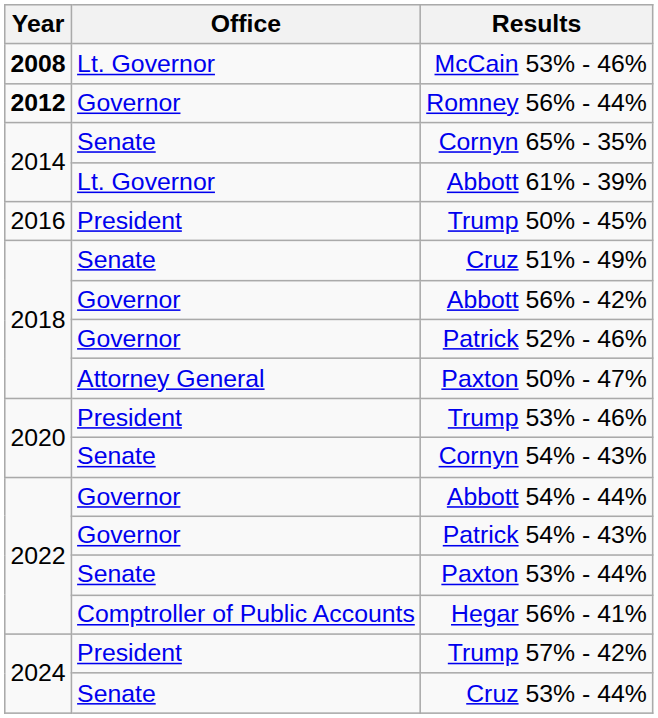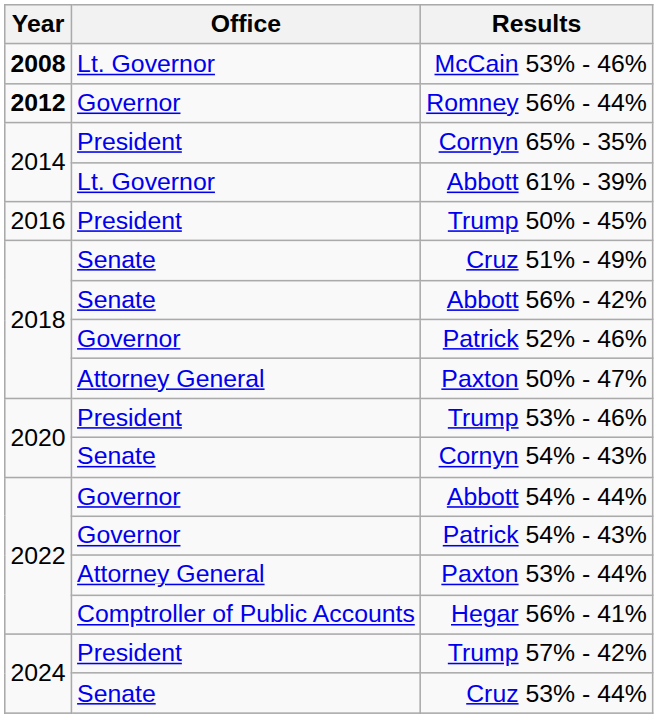(116, 142) Senate -> (129, 142) President
(129, 299) Governor -> (116, 299) Senate
(116, 574) Senate -> (171, 574) Attorney General
